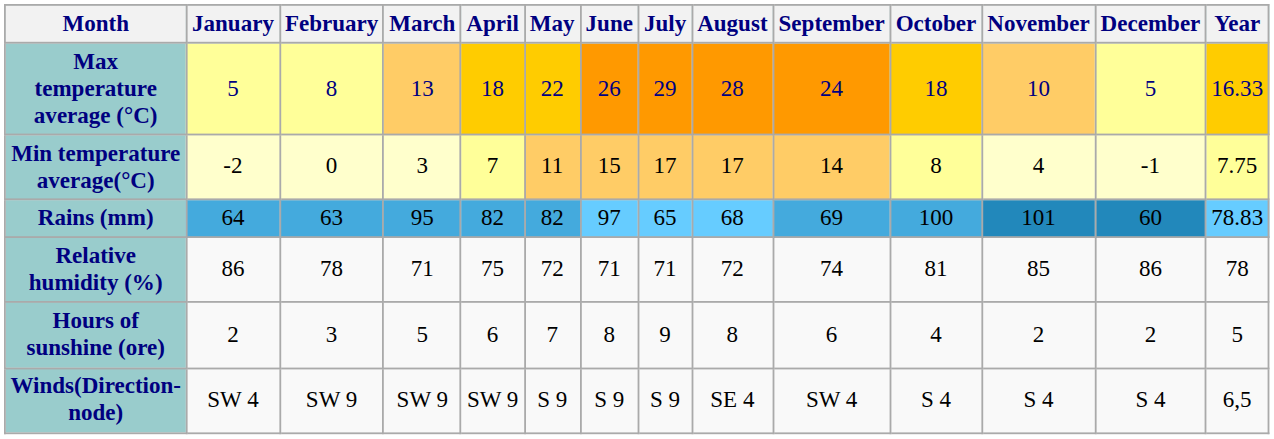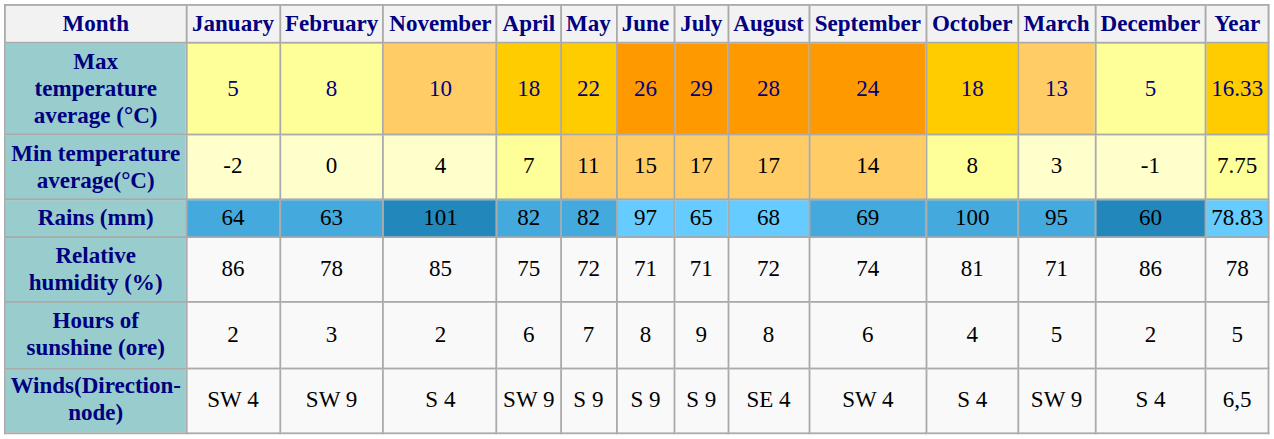columns swapped: (422, 23) <-> (1038, 23)
